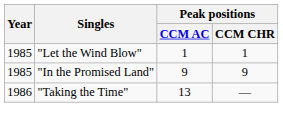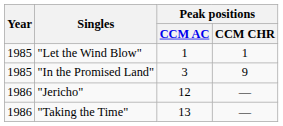(185, 72) 9 -> (185, 72) 3
+ row: (60, 92)
